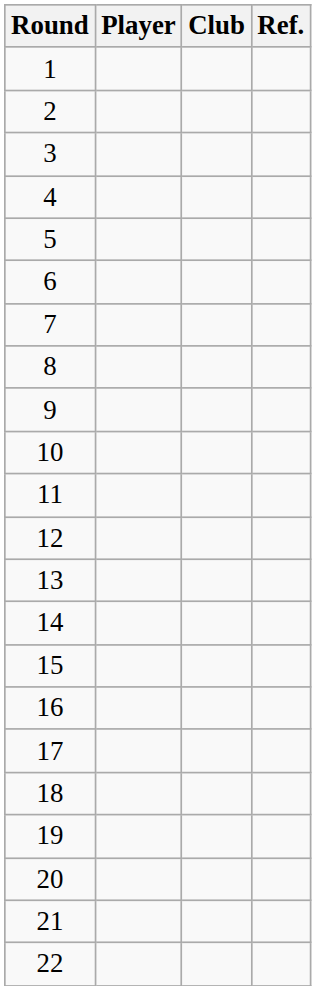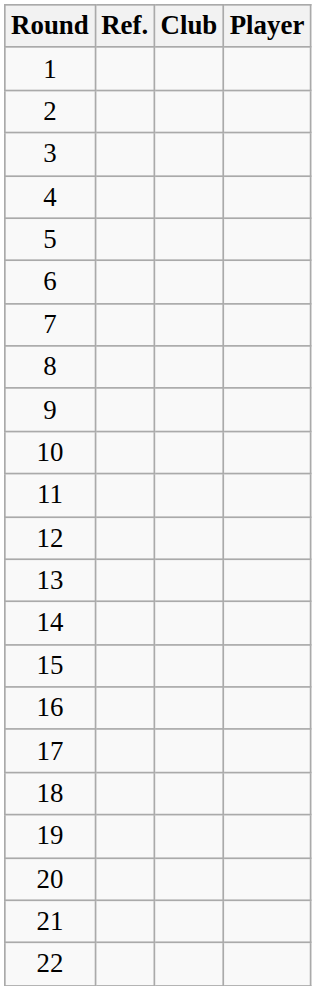columns swapped: (138, 25) <-> (281, 25)
